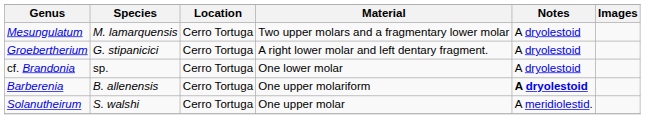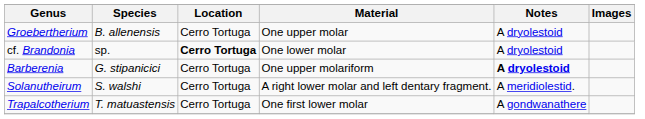- row: (45, 31)
(126, 50) G. stipanicici -> (127, 31) B. allenensis
(373, 50) A right lower molar and left dentary fragment. -> (305, 31) One upper molar
(218, 68) normal -> (218, 50) bold
(126, 86) B. allenensis -> (127, 68) G. stipanicici
(302, 104) One upper molar -> (376, 86) A right lower molar and left dentary fragment.
+ row: (48, 104)
